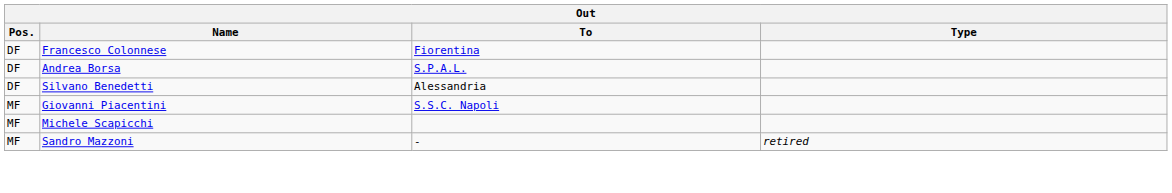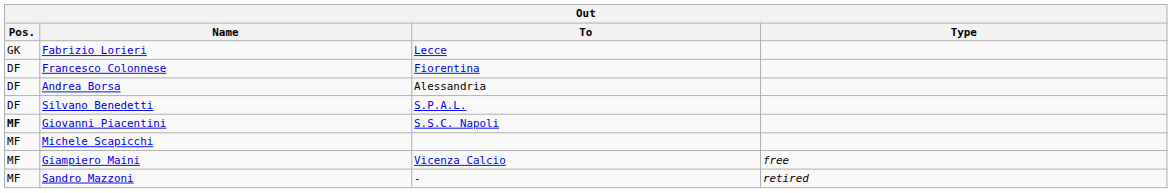+ row: (94, 50)
(440, 68) S.P.A.L. -> (450, 86) Alessandria
(450, 86) Alessandria -> (440, 105) S.P.A.L.
(14, 105) normal -> (14, 123) bold
+ row: (91, 160)
